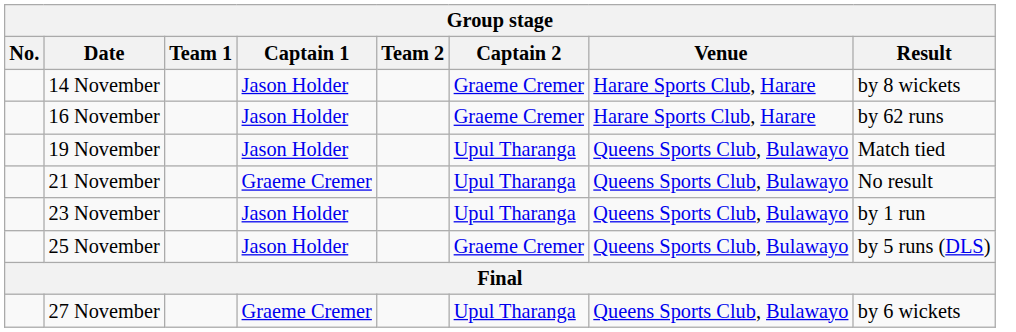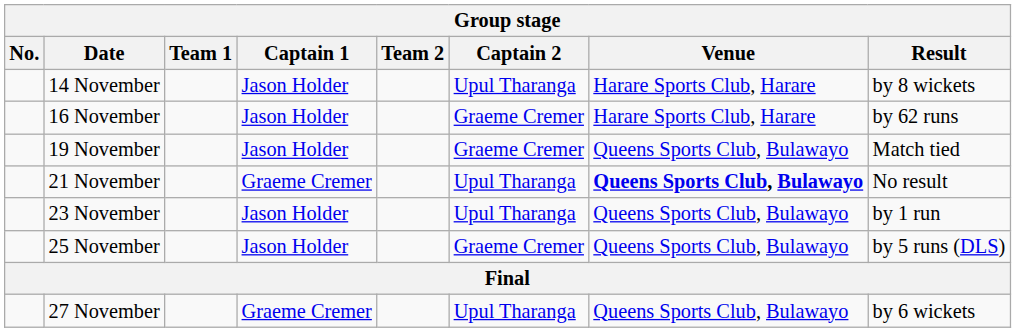(519, 85) Graeme Cremer -> (515, 85) Upul Tharanga
(515, 149) Upul Tharanga -> (519, 149) Graeme Cremer
(721, 181) normal -> (728, 181) bold
